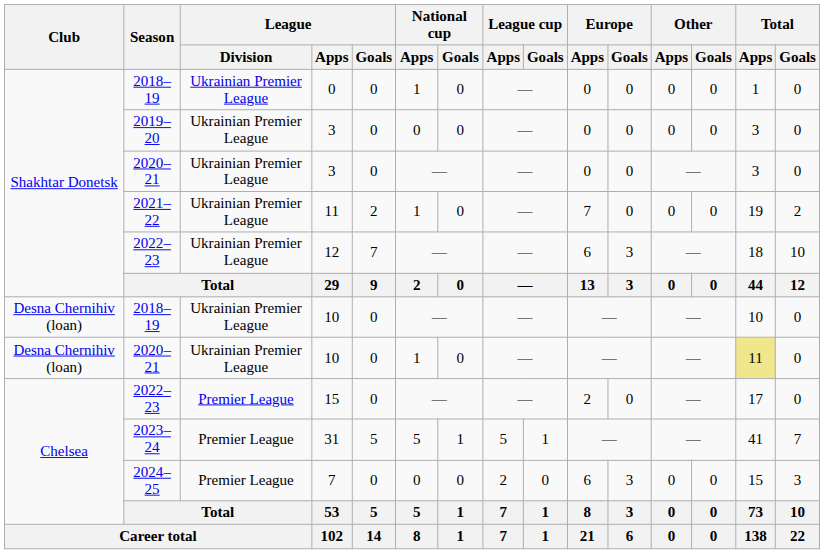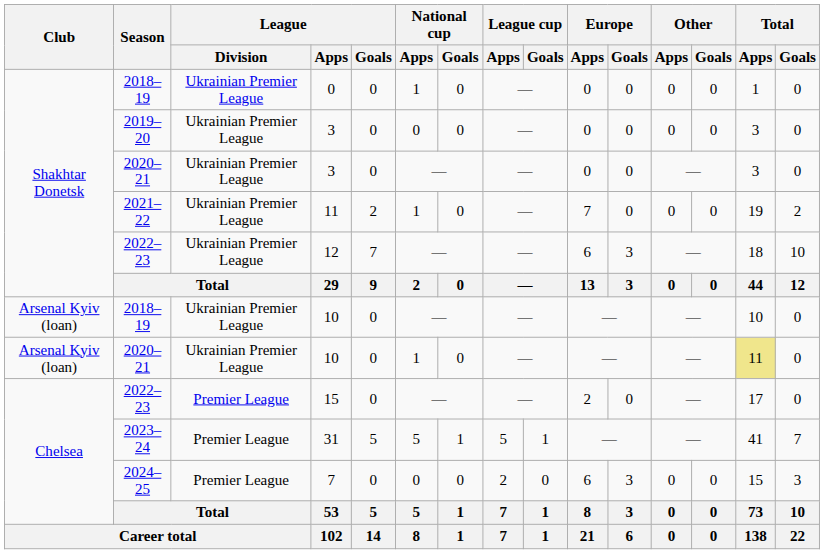(64, 317) Desna Chernihiv (loan) -> (59, 317) Arsenal Kyiv (loan)
(64, 357) Desna Chernihiv (loan) -> (59, 357) Arsenal Kyiv (loan)
